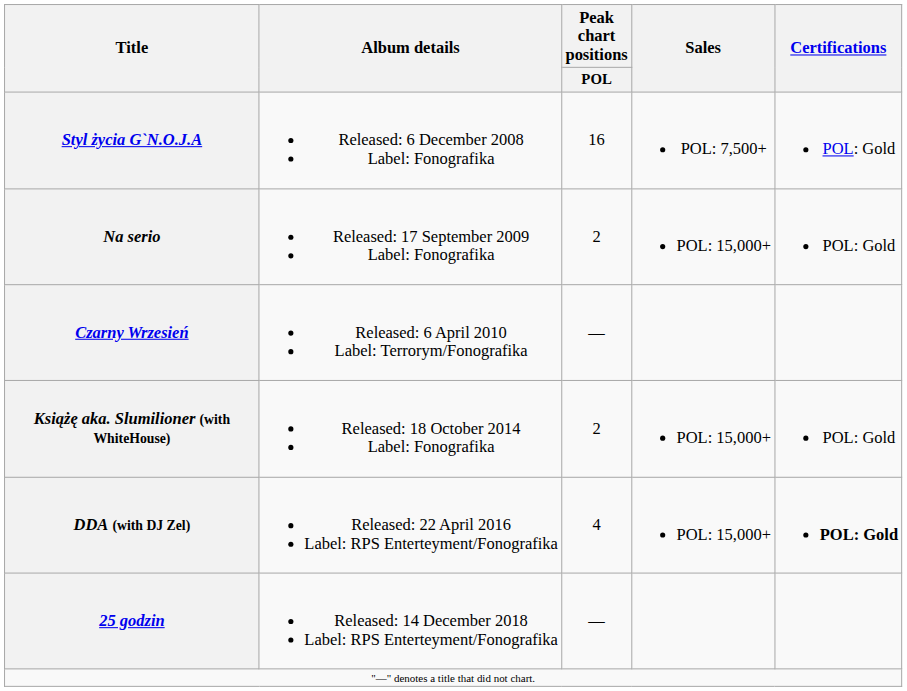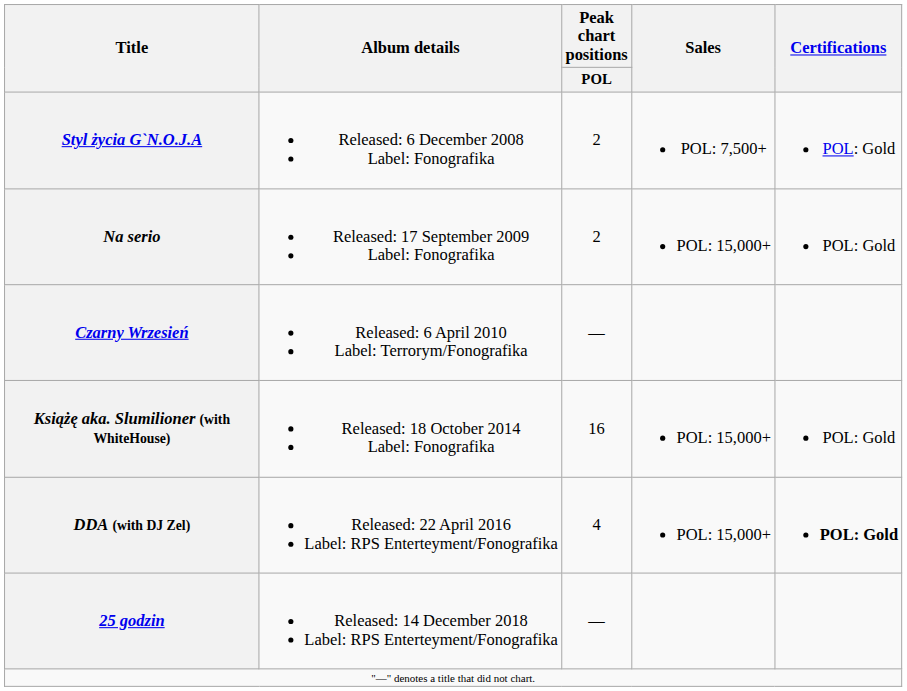(597, 140) 16 -> (597, 140) 2
(597, 428) 2 -> (597, 428) 16
